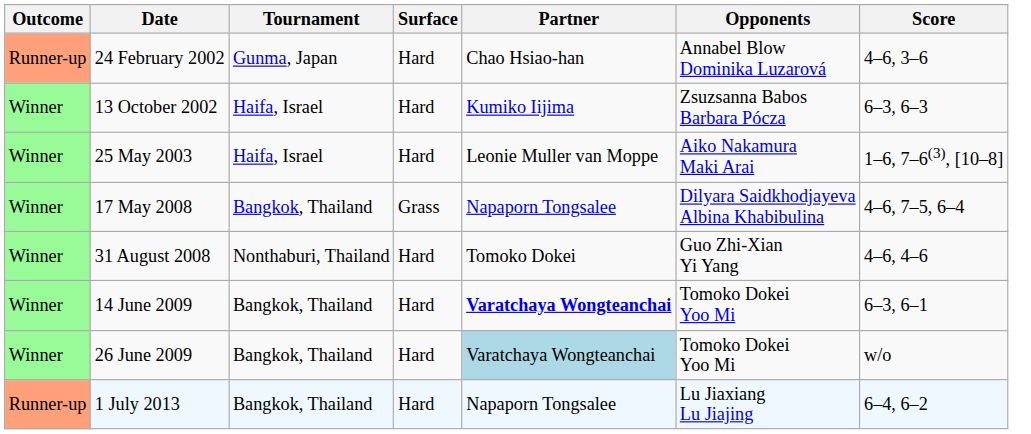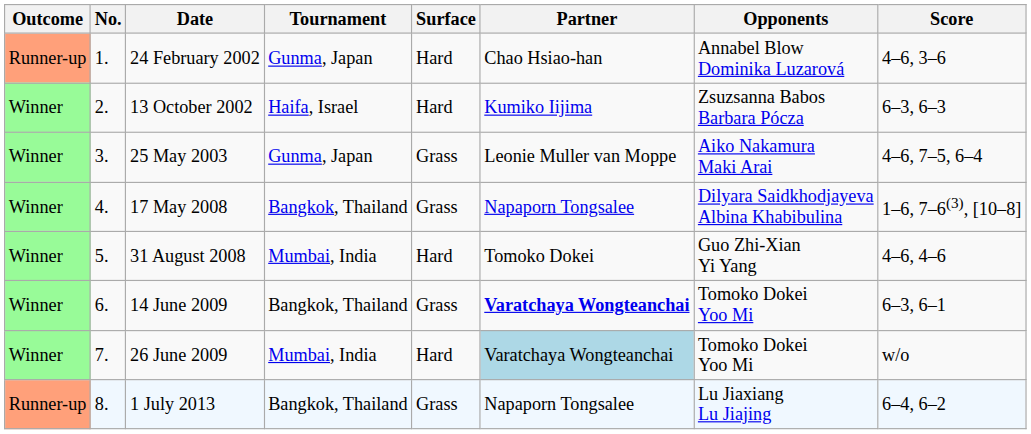+ column: (108, 18)
(278, 157) Haifa, Israel -> (320, 157) Gunma, Japan
(416, 157) Hard -> (437, 157) Grass
(934, 157) 1–6, 7–6(3), [10–8] -> (932, 157) 4–6, 7–5, 6–4
(914, 206) 4–6, 7–5, 6–4 -> (952, 206) 1–6, 7–6(3), [10–8]
(311, 255) Nonthaburi, Thailand -> (322, 255) Mumbai, India
(416, 305) Hard -> (437, 305) Grass
(303, 354) Bangkok, Thailand -> (322, 354) Mumbai, India
(416, 404) Hard -> (437, 404) Grass
